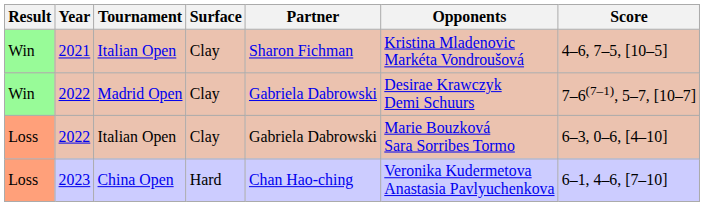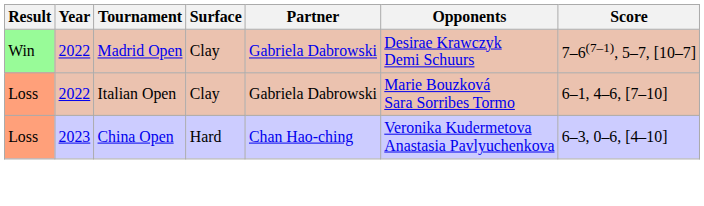- row: (74, 51)
(615, 136) 6–3, 0–6, [4–10] -> (615, 94) 6–1, 4–6, [7–10]
(615, 179) 6–1, 4–6, [7–10] -> (615, 136) 6–3, 0–6, [4–10]
